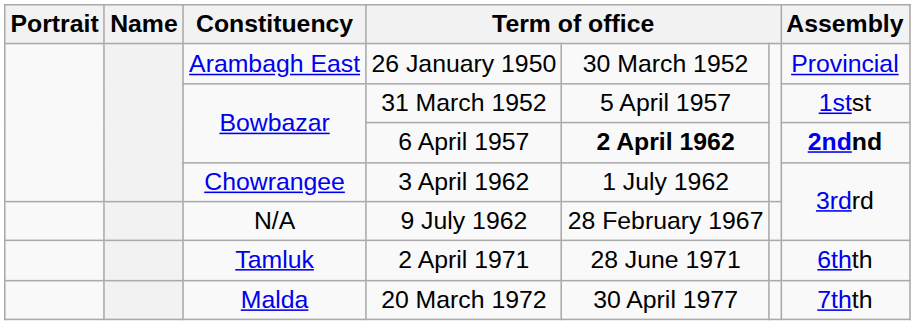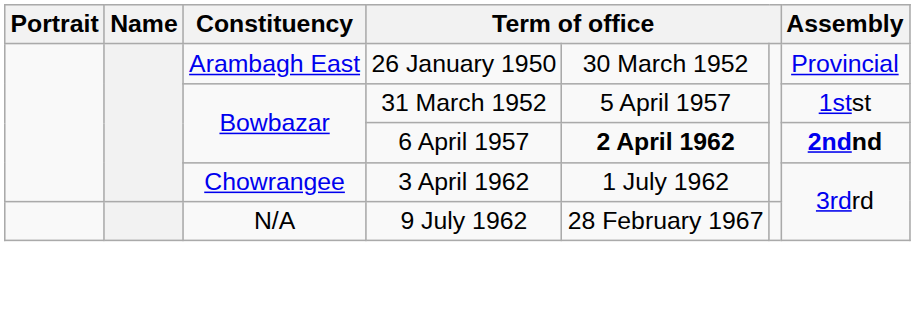- row: (464, 260)
- row: (464, 299)
